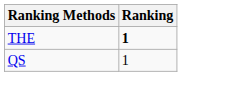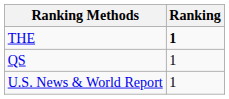+ row: (85, 82)
